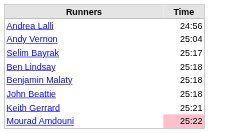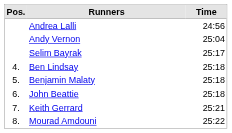+ column: (16, 11)
(191, 121) pink background -> (214, 121) no background
